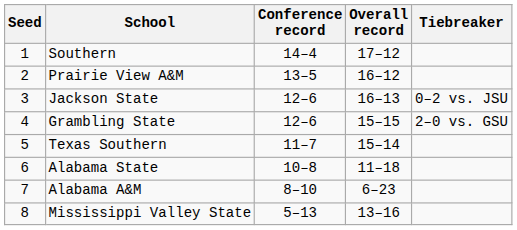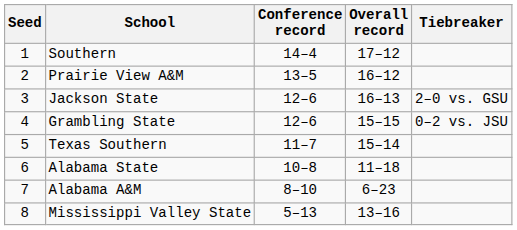(462, 100) 0–2 vs. JSU -> (462, 100) 2–0 vs. GSU
(462, 123) 2–0 vs. GSU -> (462, 123) 0–2 vs. JSU
